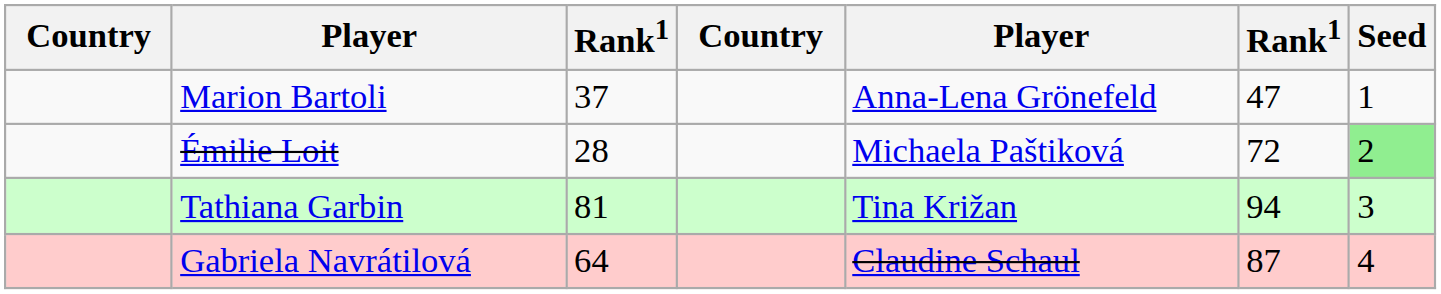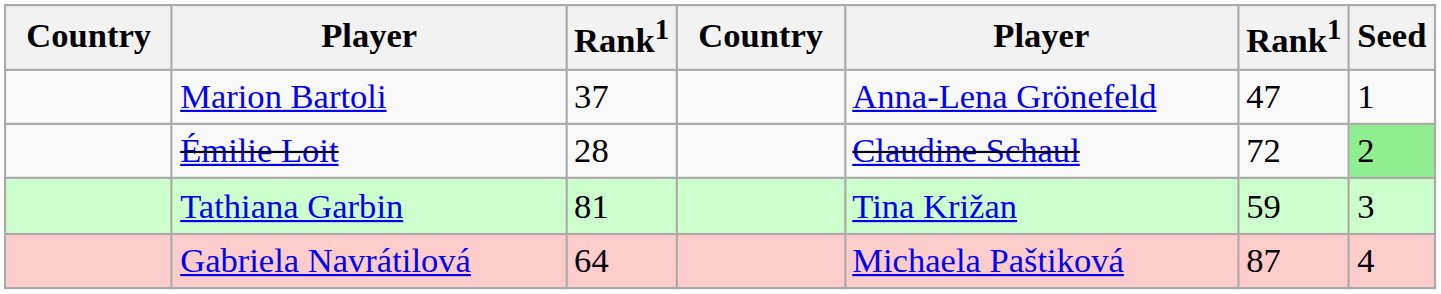(988, 150) Michaela Paštiková -> (966, 150) Claudine Schaul
(1263, 205) 94 -> (1263, 205) 59
(966, 260) Claudine Schaul -> (988, 260) Michaela Paštiková
